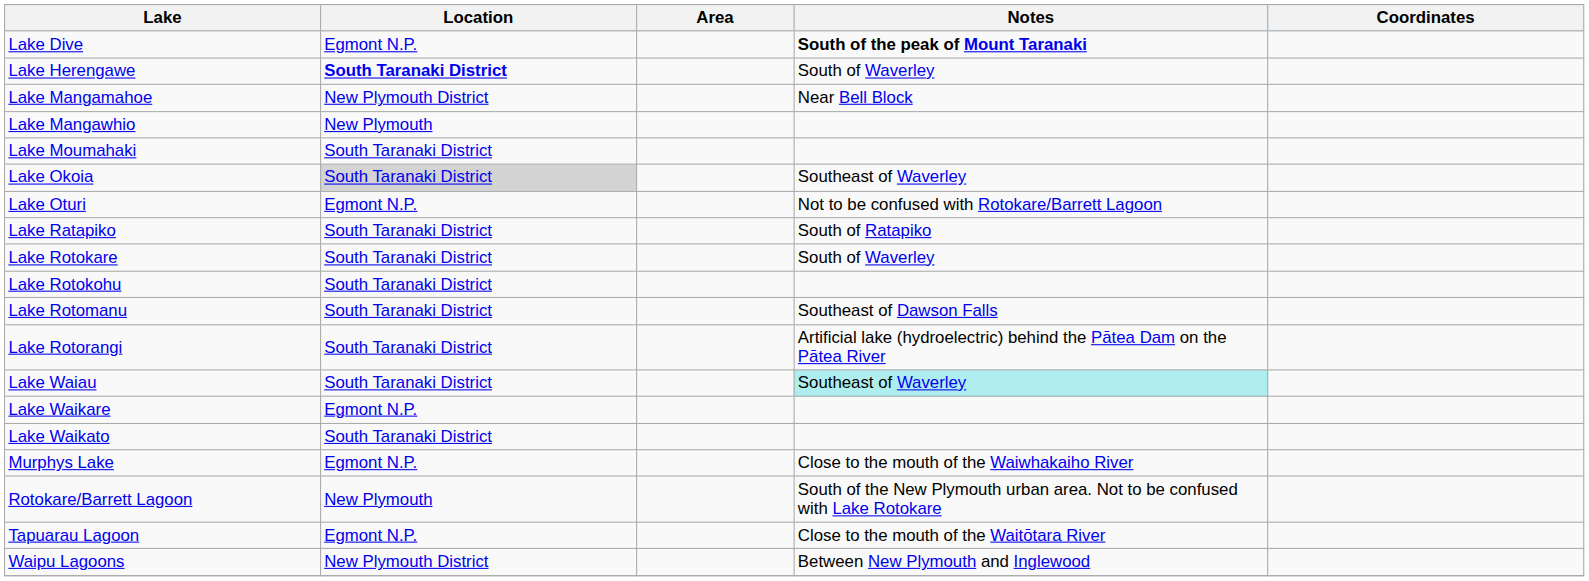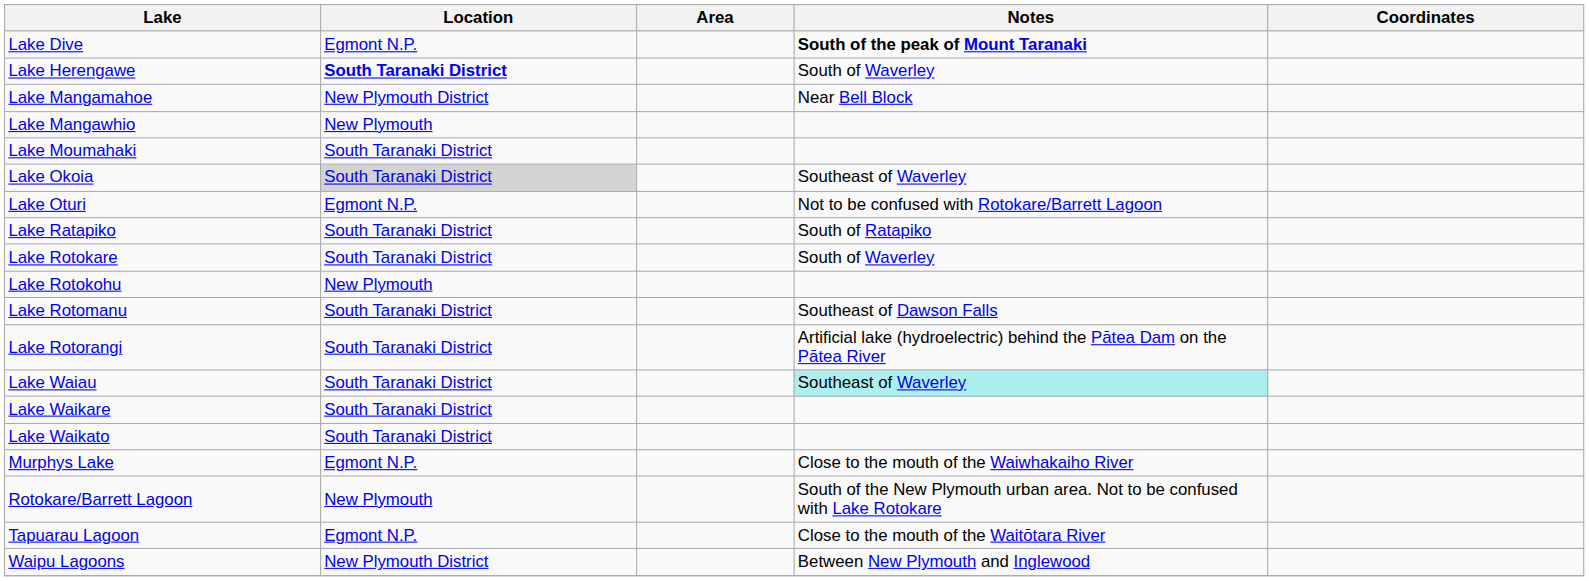(408, 284) South Taranaki District -> (378, 284) New Plymouth
(371, 409) Egmont N.P. -> (408, 409) South Taranaki District
